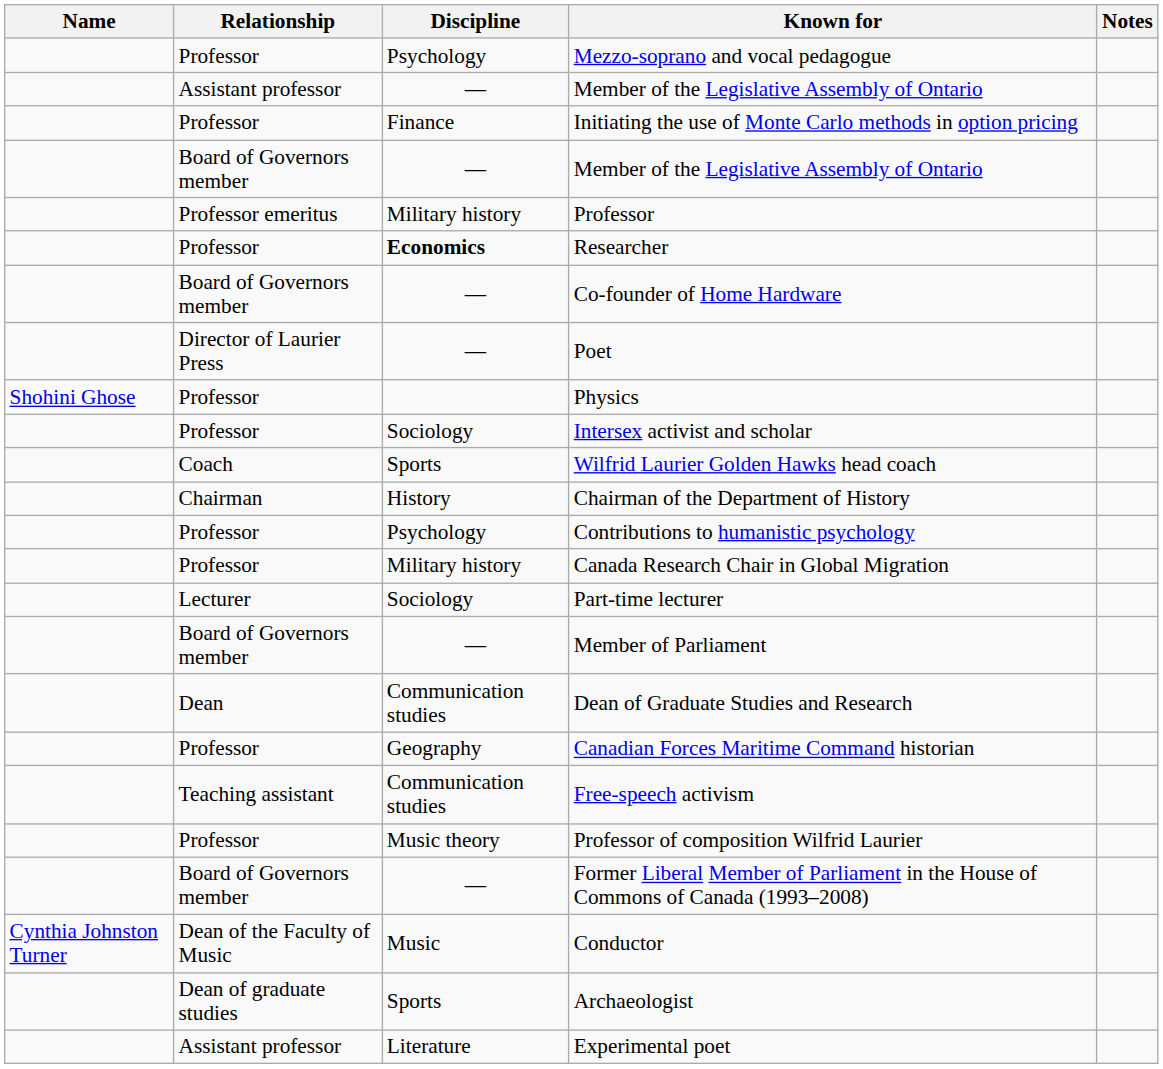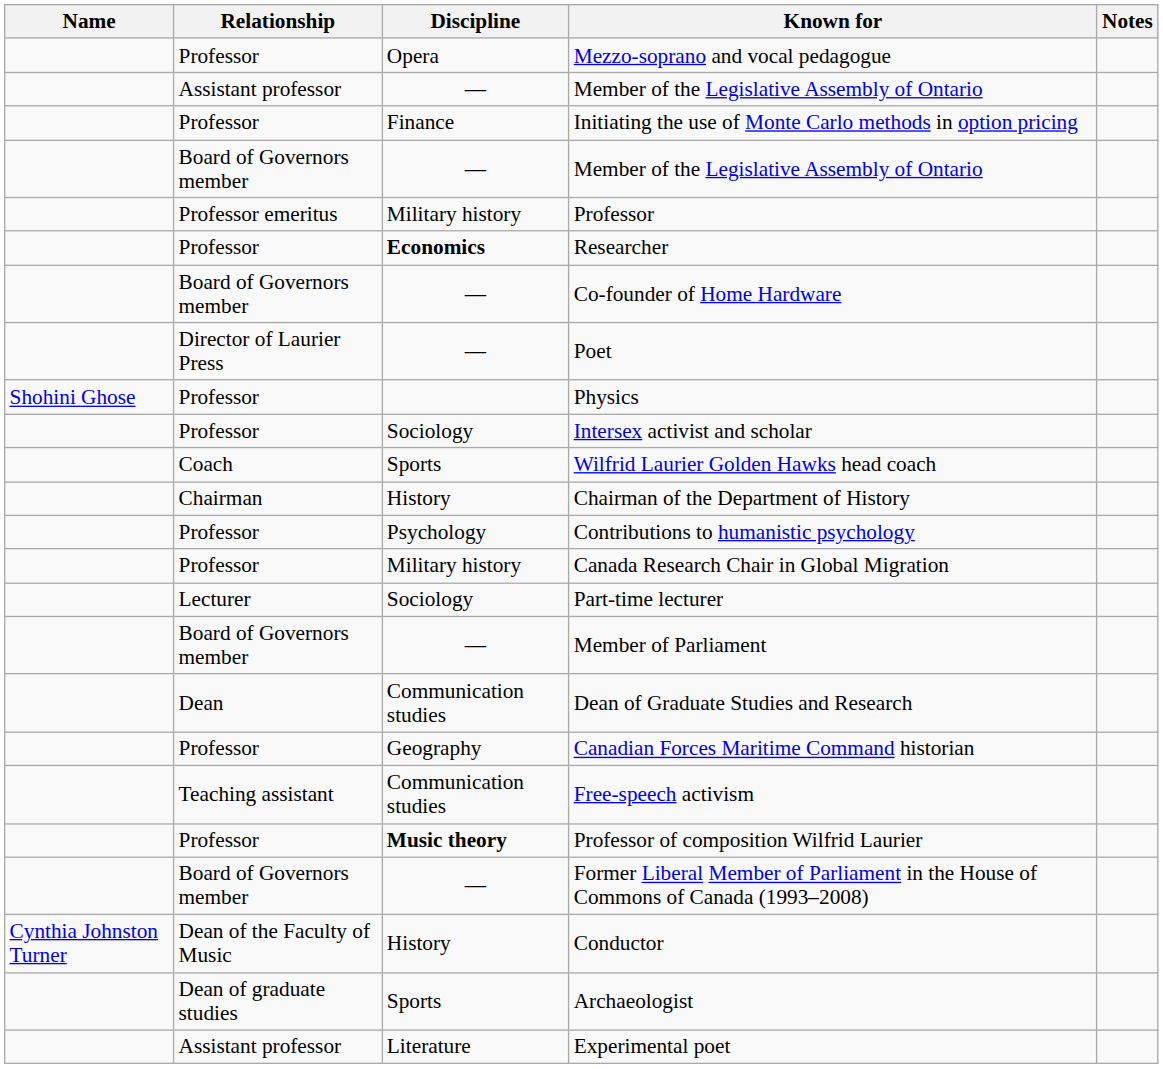(437, 55) Psychology -> (413, 55) Opera
(443, 839) normal -> (447, 839) bold
(413, 943) Music -> (419, 943) History
